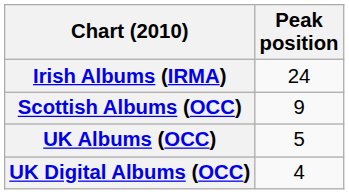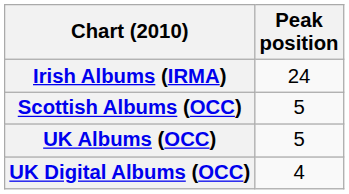(299, 107) 9 -> (299, 107) 5
